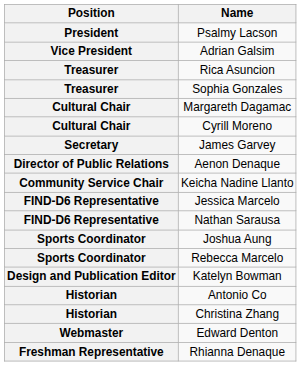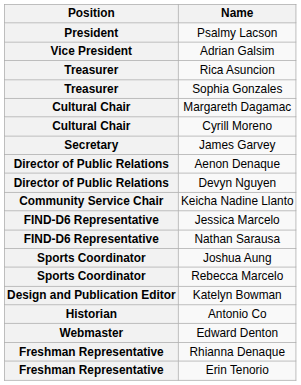+ row: (237, 182)
- row: (237, 314)
+ row: (237, 370)
